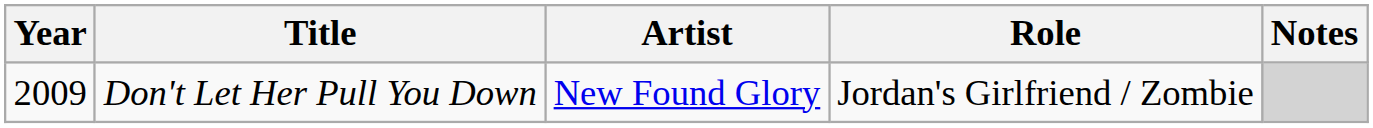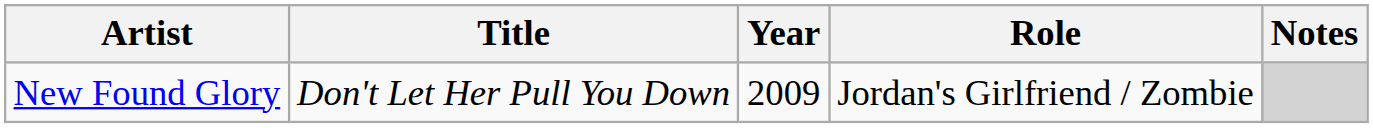columns swapped: (50, 33) <-> (687, 33)
